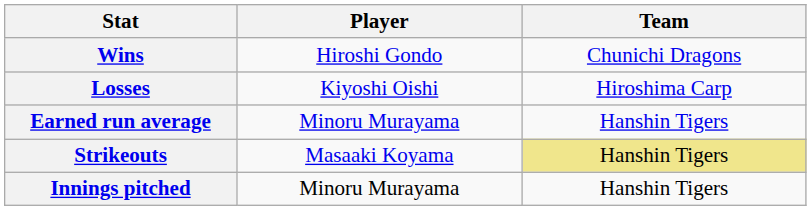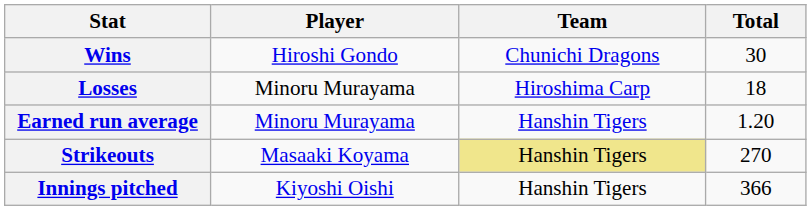+ column: (756, 21)
(379, 88) Kiyoshi Oishi -> (335, 88) Minoru Murayama
(379, 188) Minoru Murayama -> (335, 188) Kiyoshi Oishi
